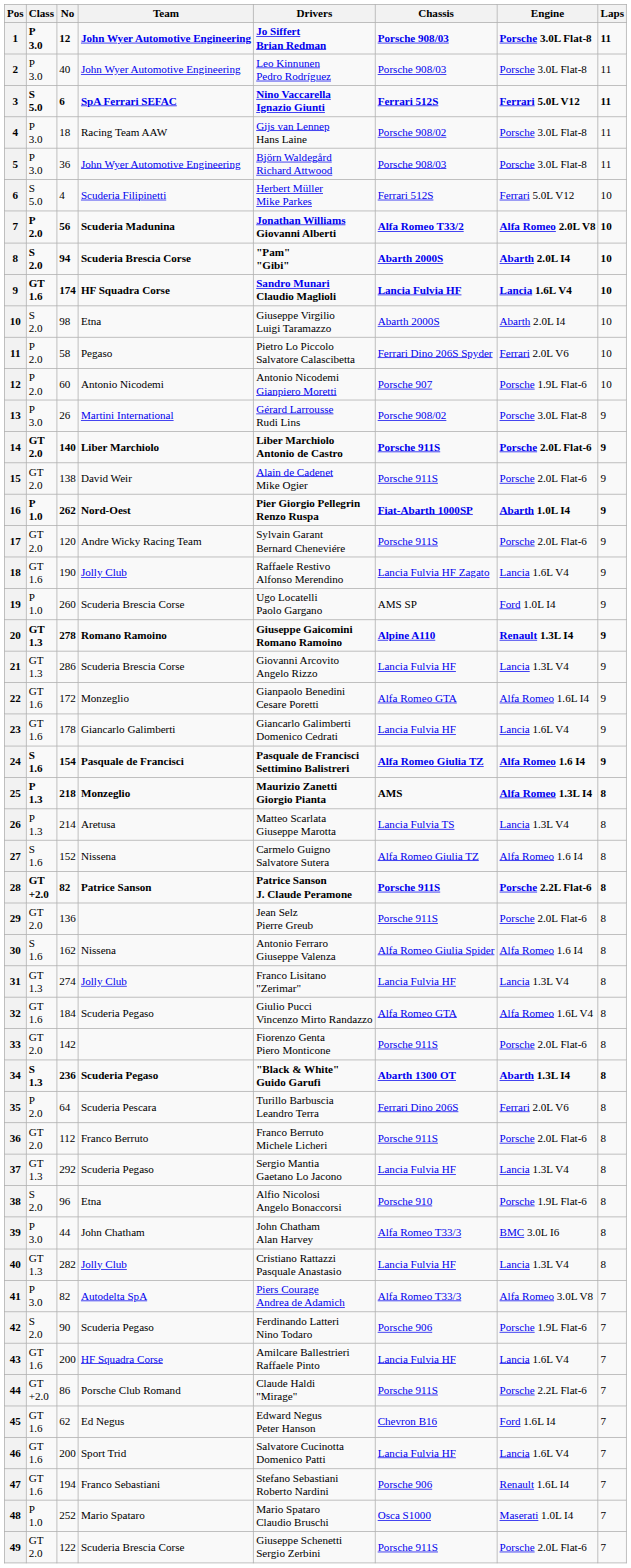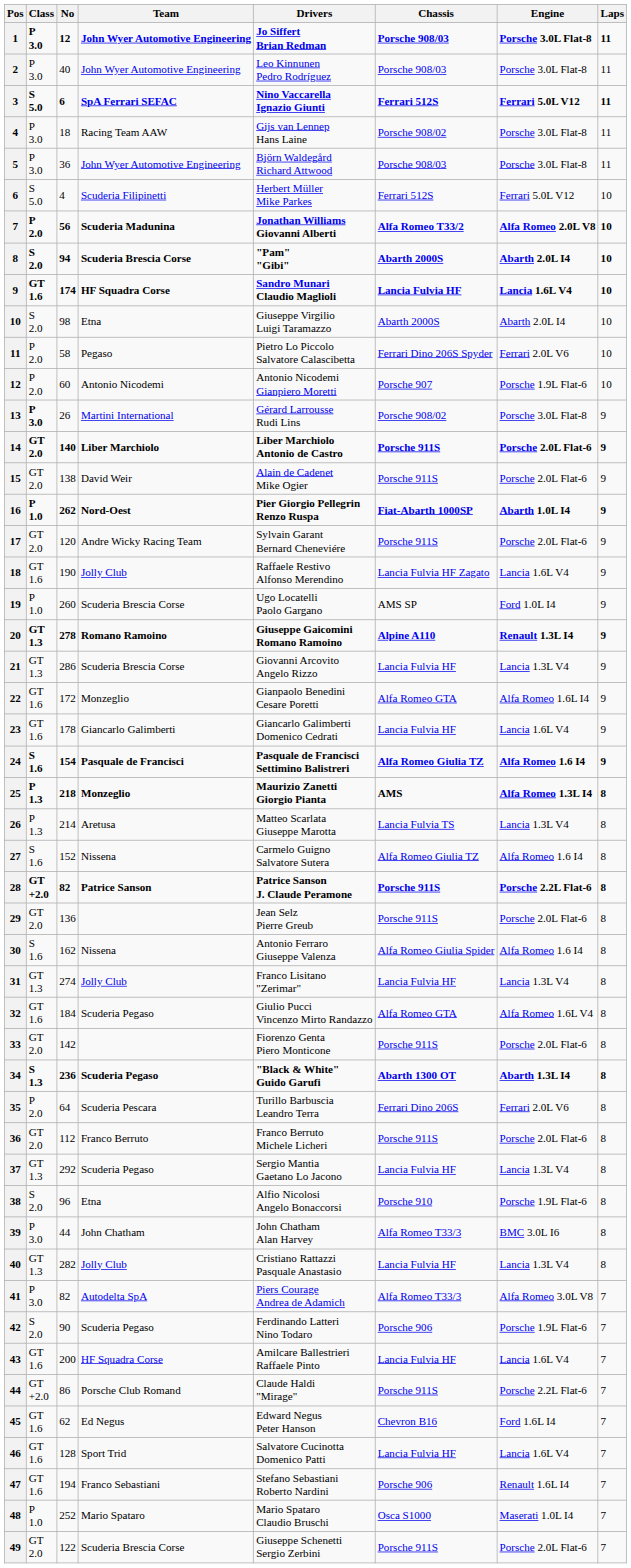(36, 415) normal -> (36, 415) bold
(67, 1453) 200 -> (67, 1453) 128
